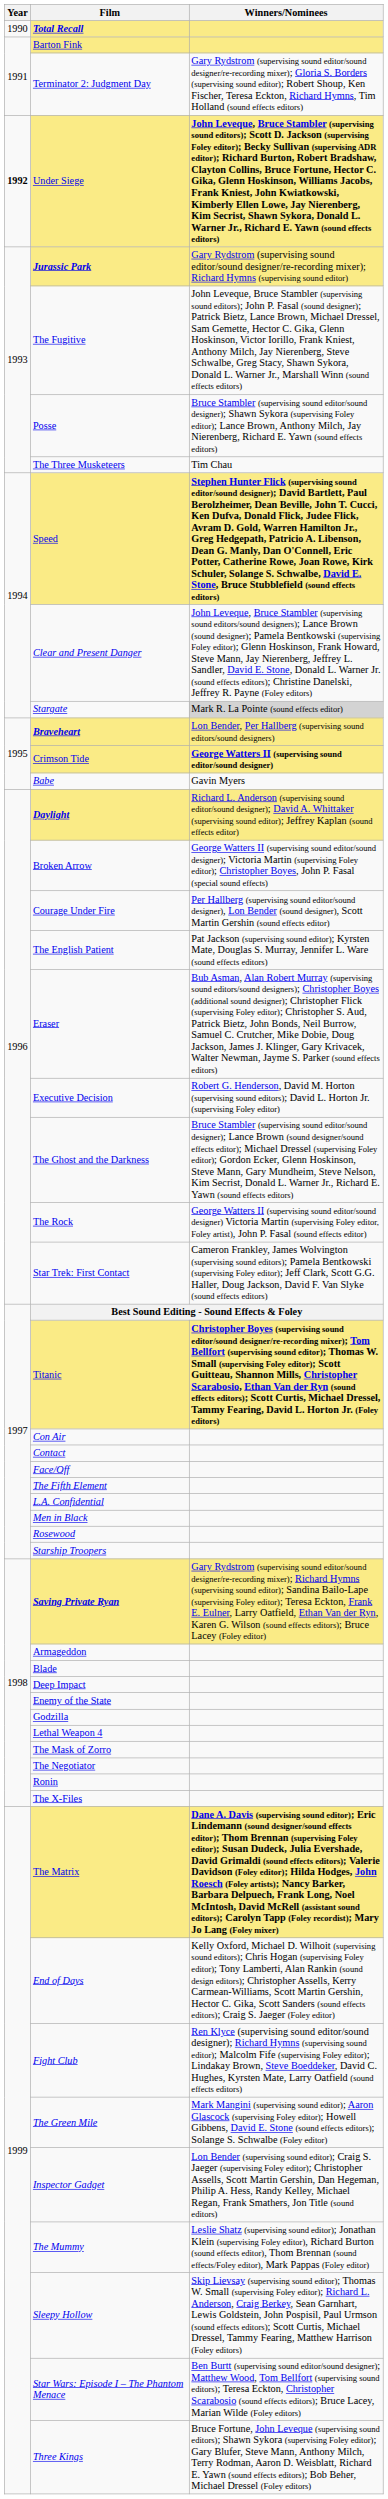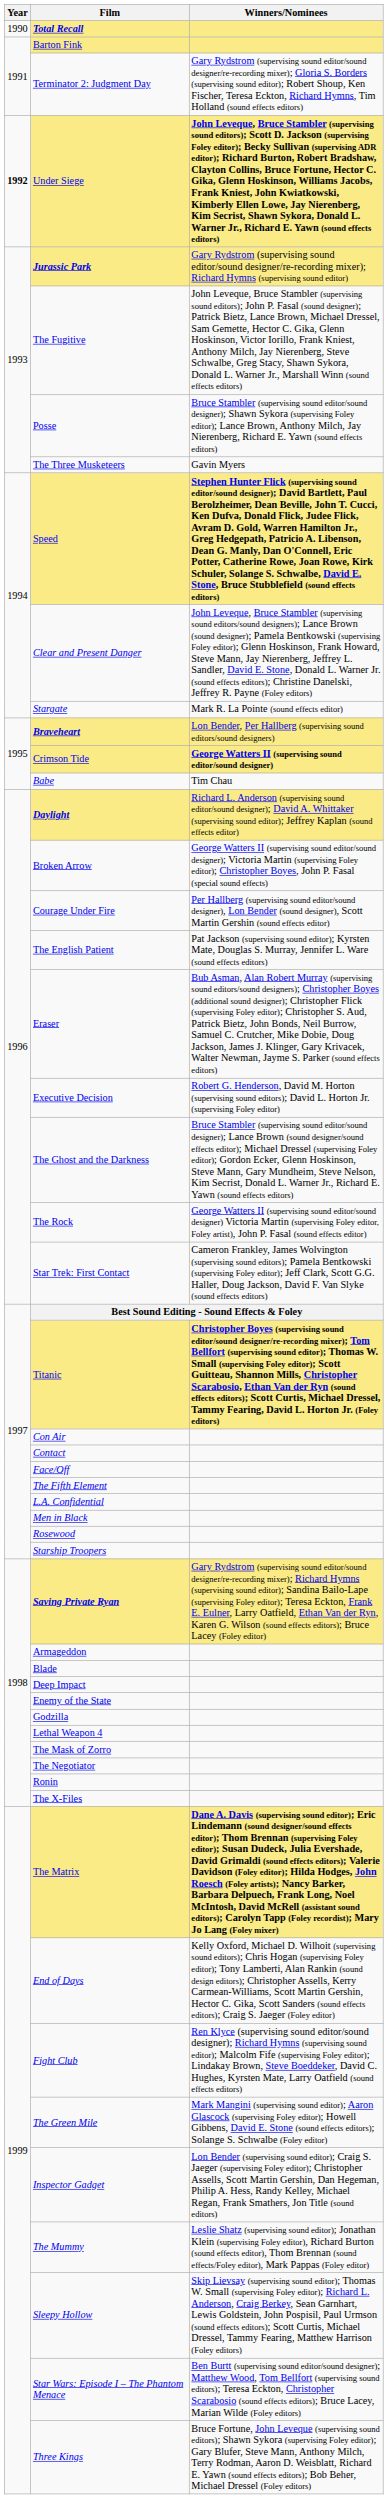(212, 465) Tim Chau -> (218, 465) Gavin Myers
(267, 709) lightgrey background -> (267, 709) no background
(218, 781) Gavin Myers -> (212, 781) Tim Chau
